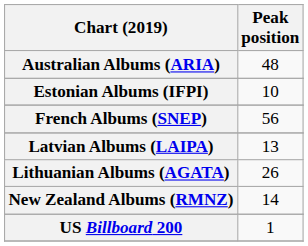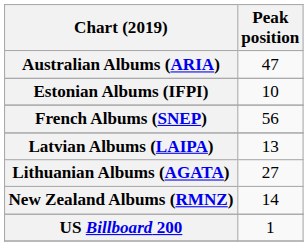(270, 64) 48 -> (270, 64) 47
(270, 173) 26 -> (270, 173) 27
